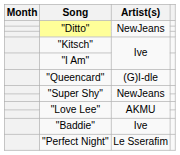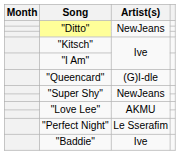rows swapped: (75, 126) <-> (75, 142)
